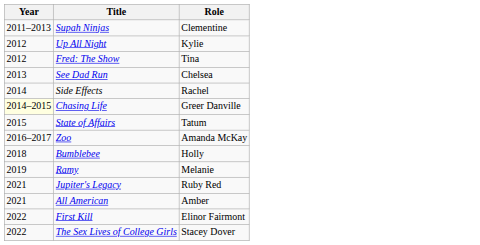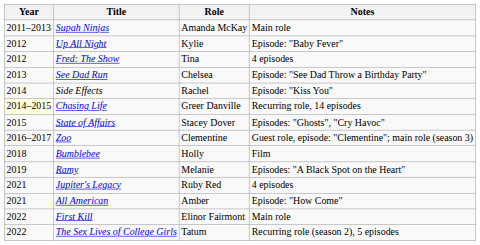+ column: (362, 12)
(204, 28) Clementine -> (214, 28) Amanda McKay
(194, 122) Tatum -> (208, 122) Stacey Dover
(214, 138) Amanda McKay -> (204, 138) Clementine
(208, 232) Stacey Dover -> (194, 232) Tatum
